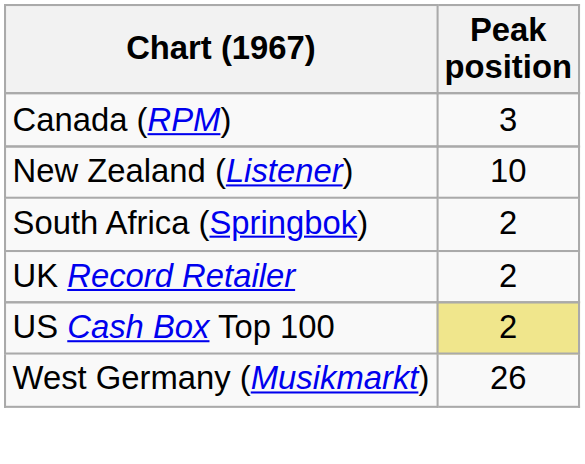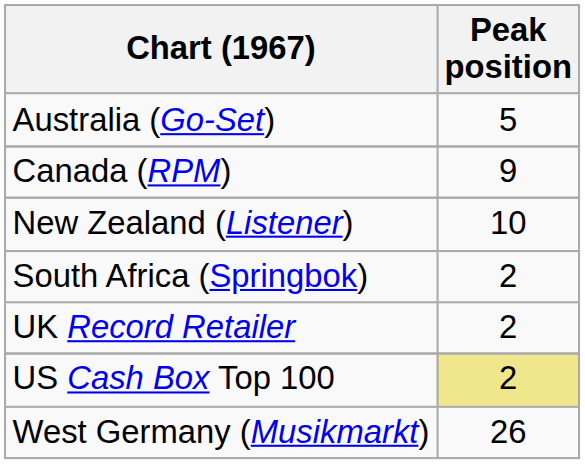+ row: (144, 119)
(508, 119) 3 -> (508, 171) 9
